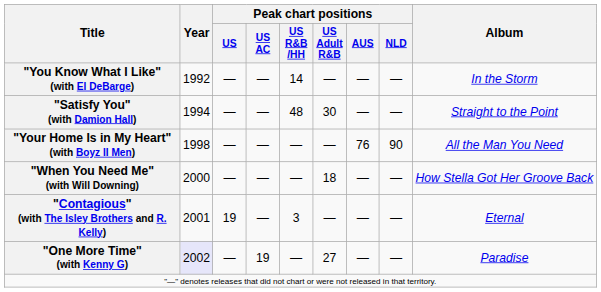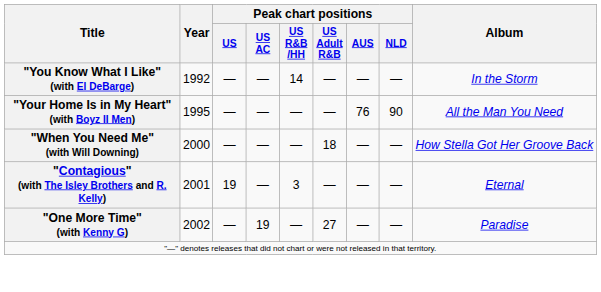- row: (92, 112)
(197, 145) 1998 -> (197, 112) 1995
(197, 257) lavender background -> (197, 224) no background
